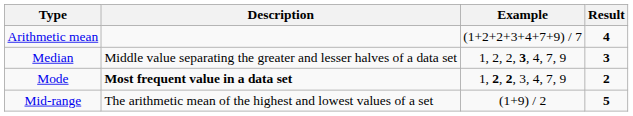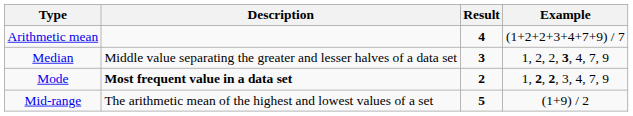columns swapped: (523, 15) <-> (606, 15)
